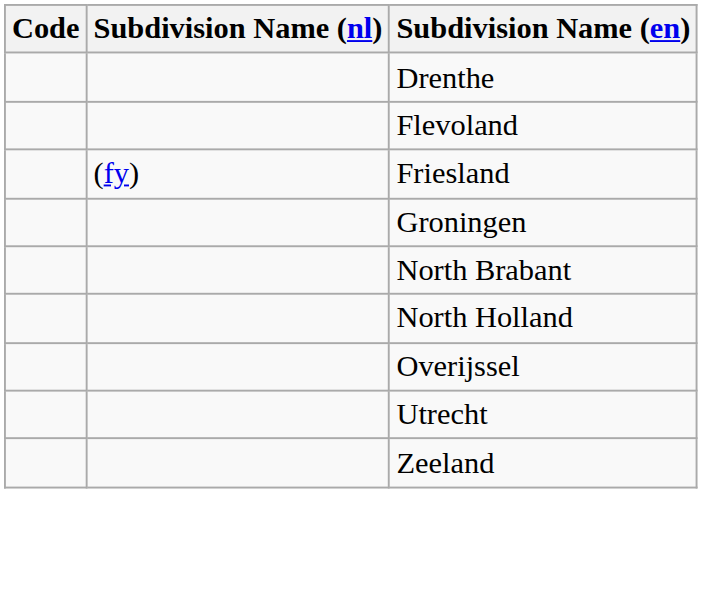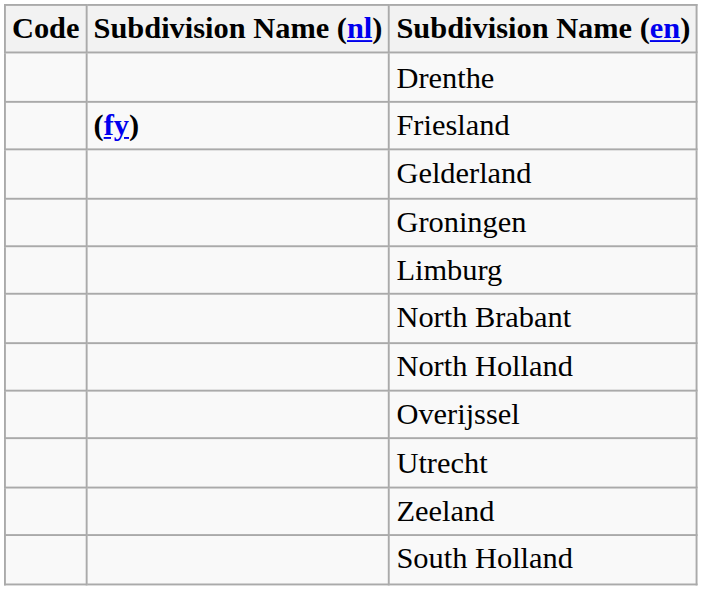- row: (457, 125)
(116, 173) normal -> (116, 125) bold
+ row: (464, 173)
+ row: (449, 269)
+ row: (485, 558)
